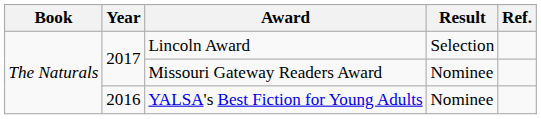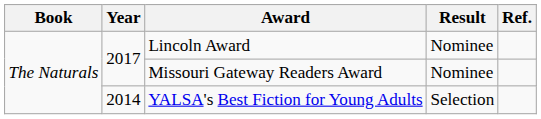(462, 45) Selection -> (462, 45) Nominee
(123, 99) 2016 -> (123, 99) 2014
(462, 99) Nominee -> (462, 99) Selection
